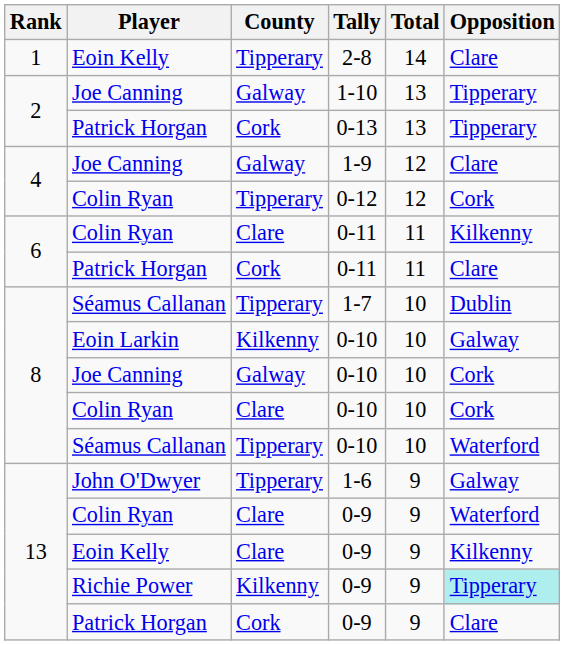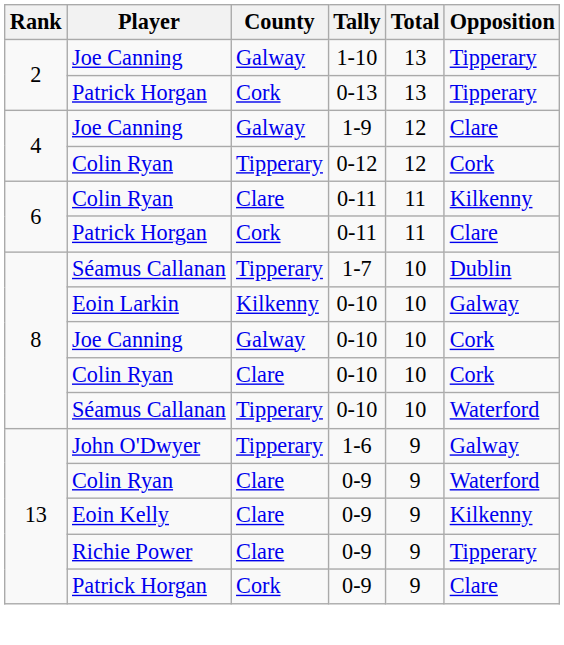- row: (120, 57)
(277, 586) Kilkenny -> (260, 551) Clare
(493, 586) paleturquoise background -> (493, 551) no background
